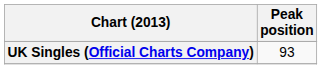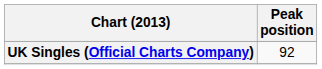(287, 52) 93 -> (287, 52) 92
